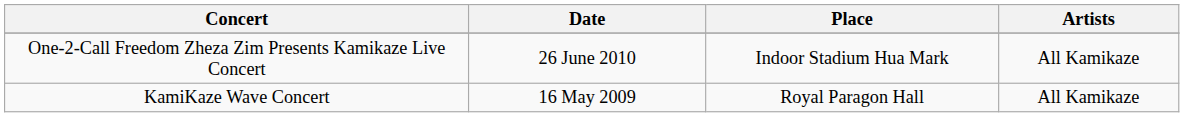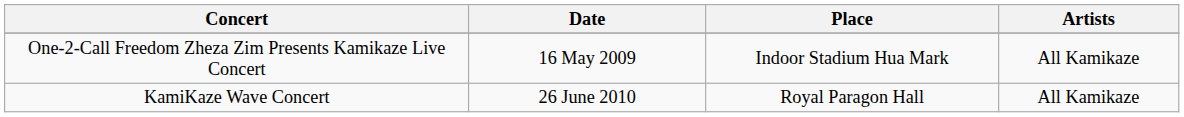(587, 58) 26 June 2010 -> (587, 58) 16 May 2009
(587, 97) 16 May 2009 -> (587, 97) 26 June 2010
